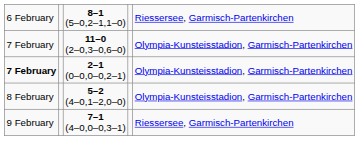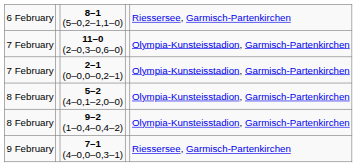(31, 70) bold -> (30, 70) normal
+ row: (93, 122)
